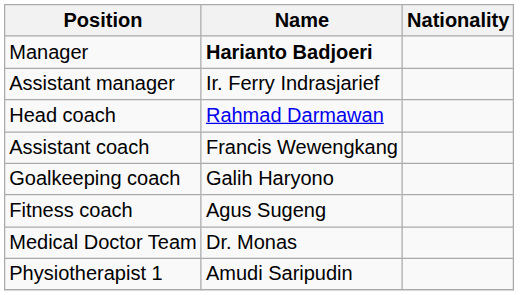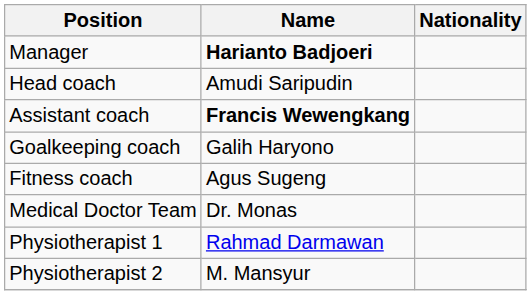- row: (92, 83)
(295, 115) Rahmad Darmawan -> (279, 83) Amudi Saripudin
(302, 147) normal -> (308, 115) bold
(279, 274) Amudi Saripudin -> (295, 242) Rahmad Darmawan
+ row: (86, 274)
